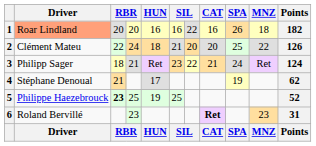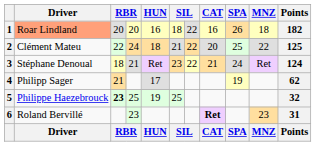(177, 29) 16 -> (177, 29) 18
(192, 46) 20 -> (192, 46) 22
(294, 46) 126 -> (294, 46) 125
(45, 63) Philipp Sager -> (55, 63) Stéphane Denoual
(55, 80) Stéphane Denoual -> (45, 80) Philipp Sager
(294, 97) 52 -> (294, 97) 32
